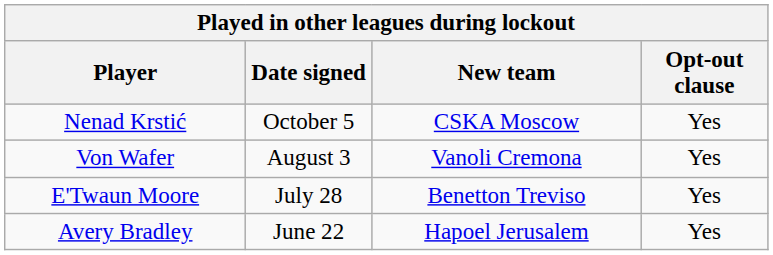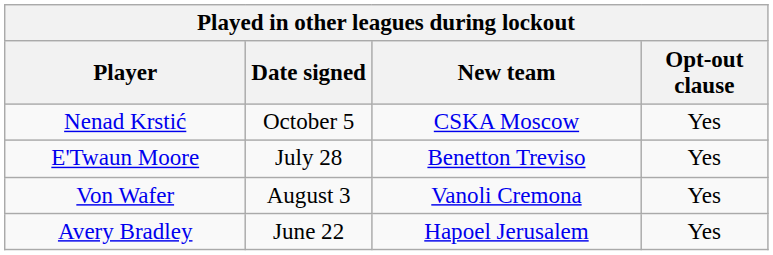rows swapped: (125, 194) <-> (125, 158)
